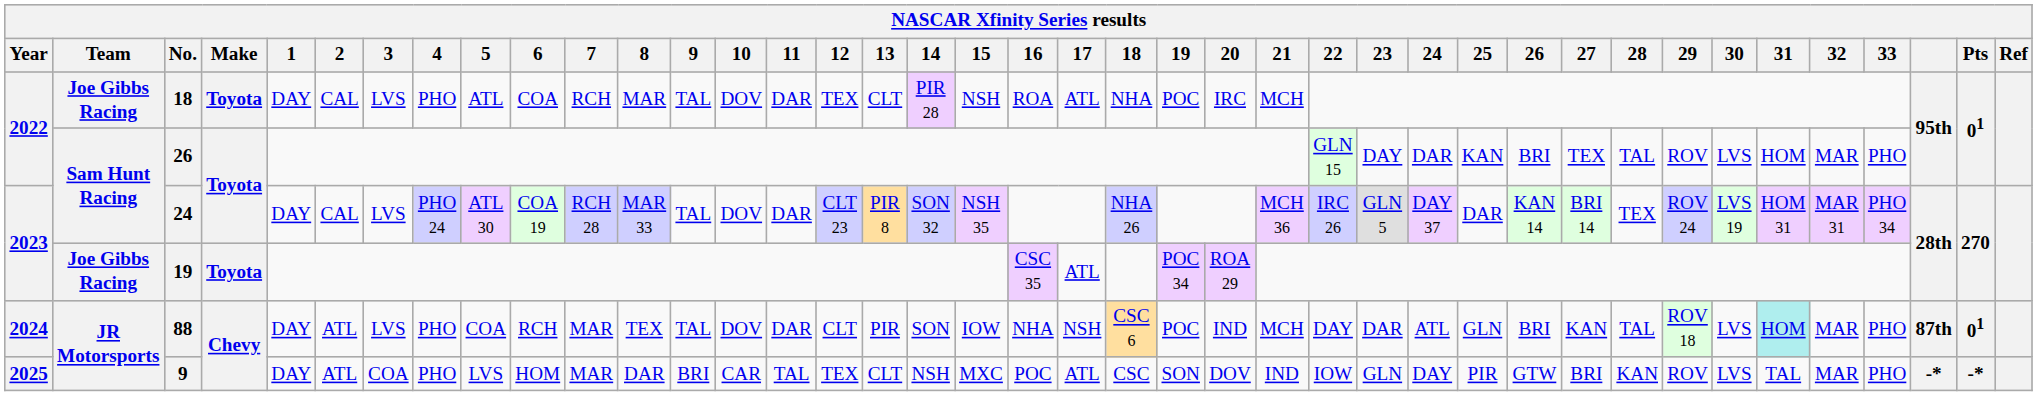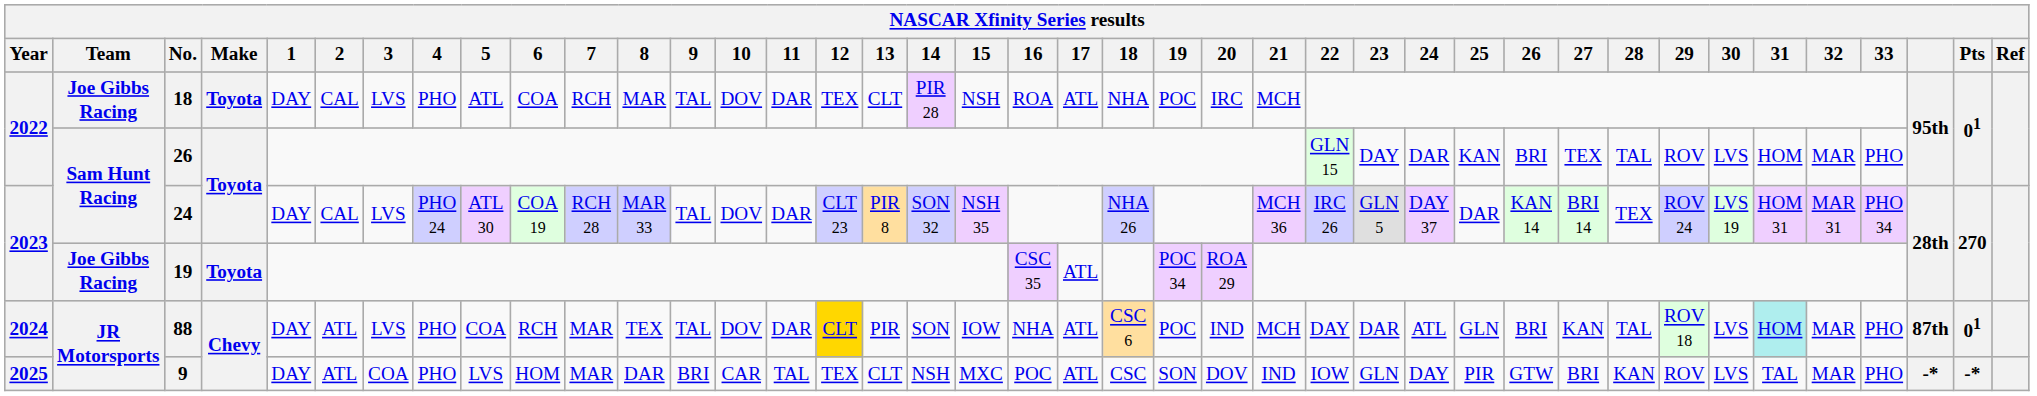(840, 328) no background -> (840, 328) gold background
(1082, 328) NSH -> (1081, 328) ATL
